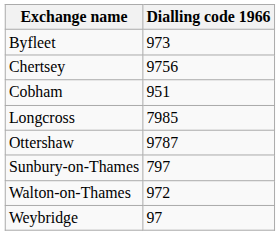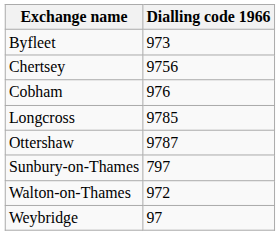(158, 92) 951 -> (158, 92) 976
(162, 117) 7985 -> (162, 117) 9785
